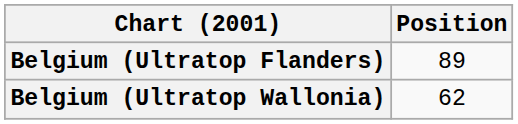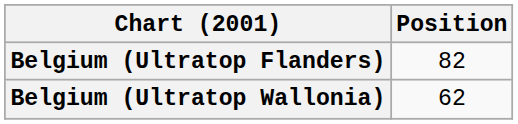(452, 61) 89 -> (452, 61) 82
